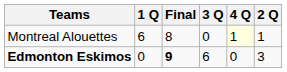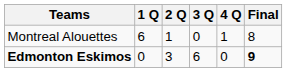columns swapped: (268, 15) <-> (181, 15)
(233, 36) lightyellow background -> (224, 36) no background
